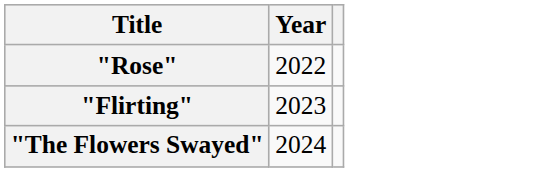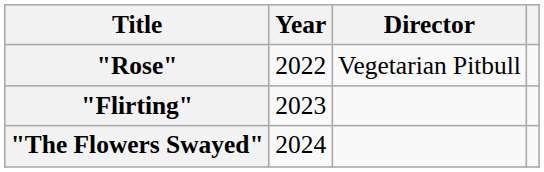+ column: (429, 24)
